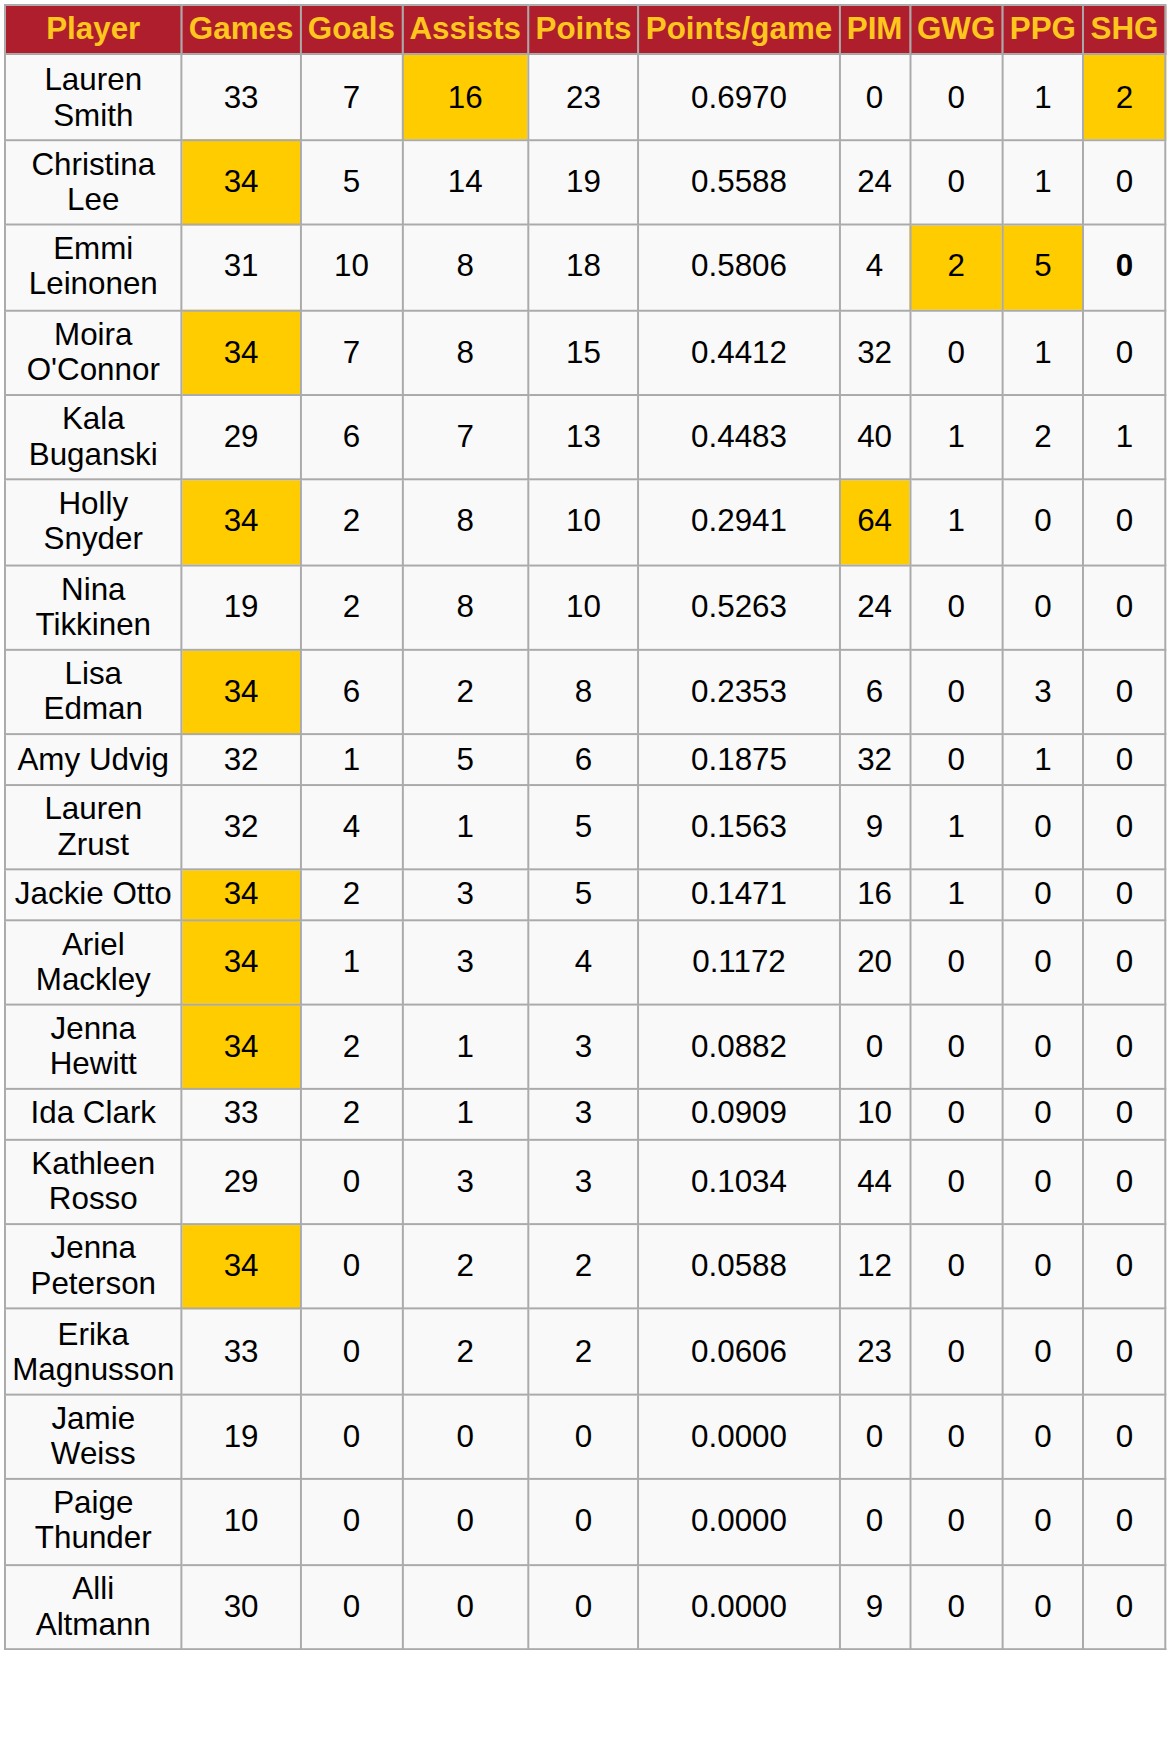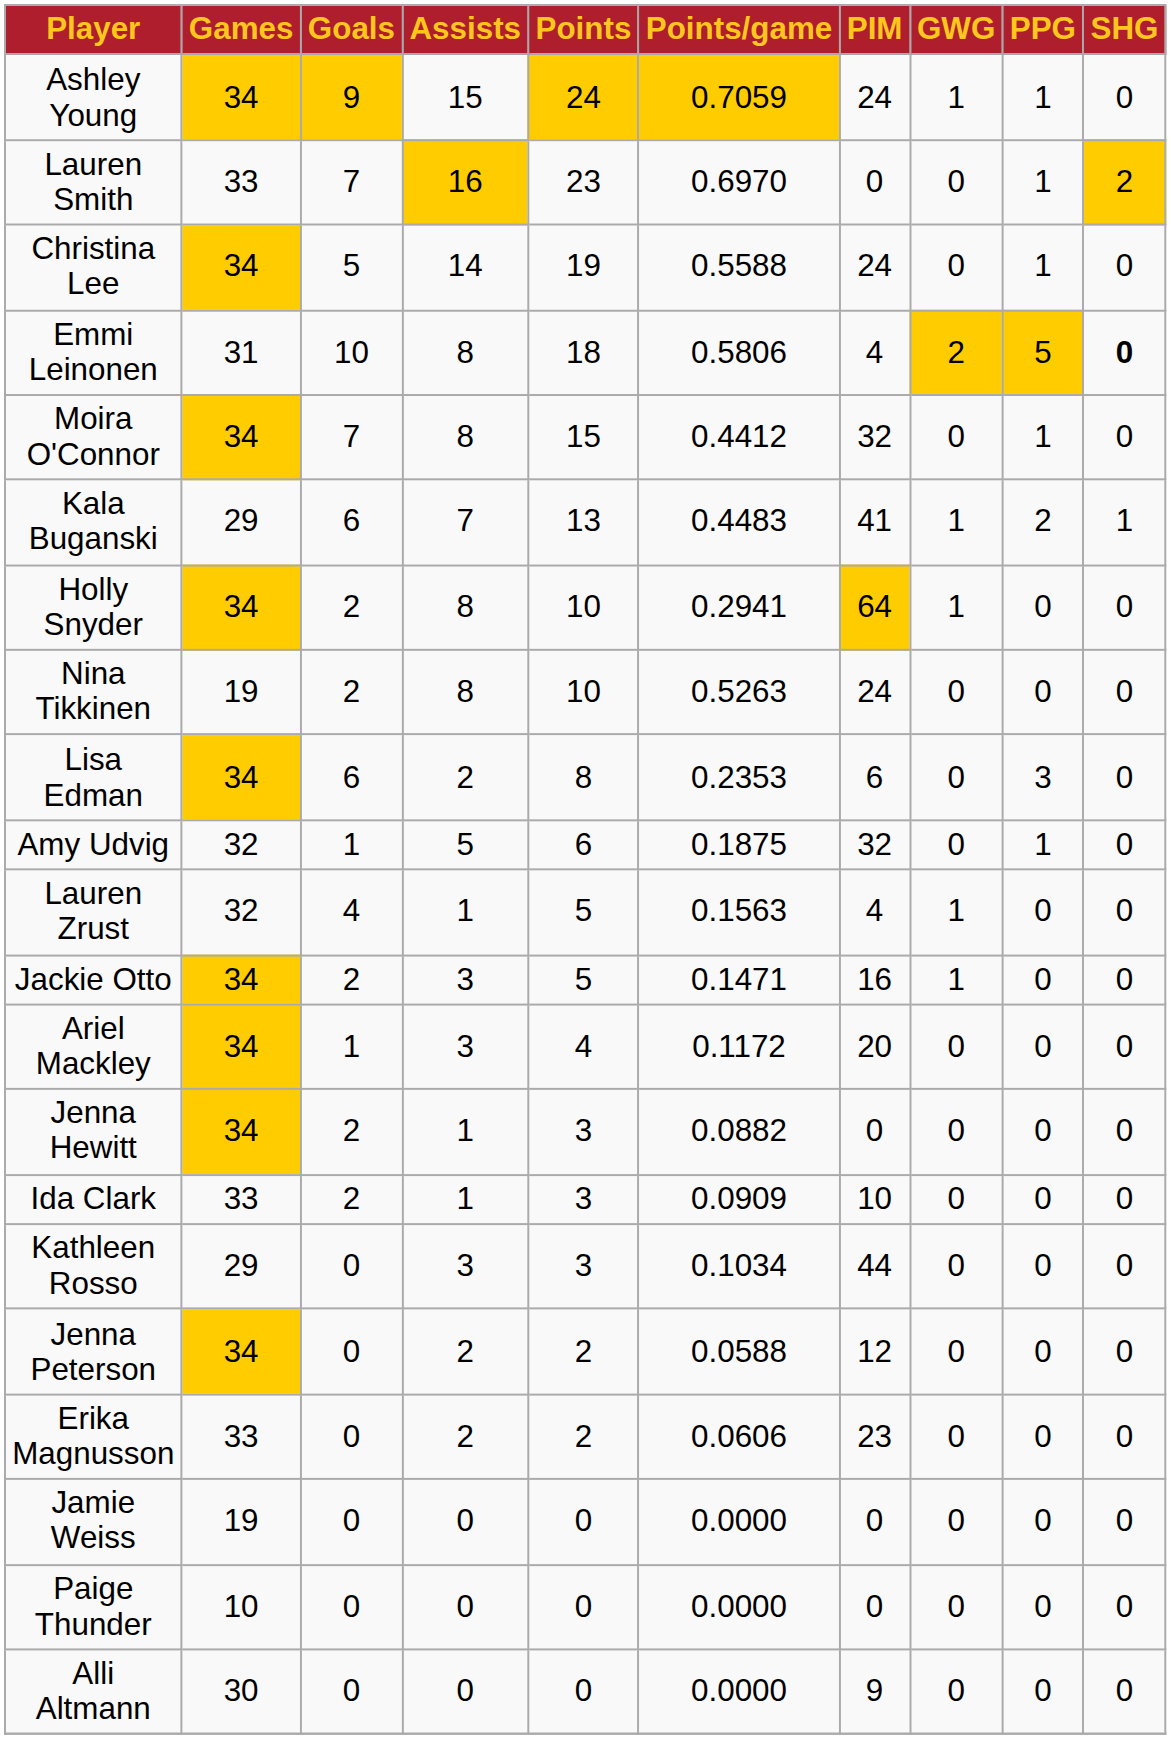+ row: (93, 96)
(875, 436) 40 -> (875, 521) 41
(875, 826) 9 -> (875, 911) 4
